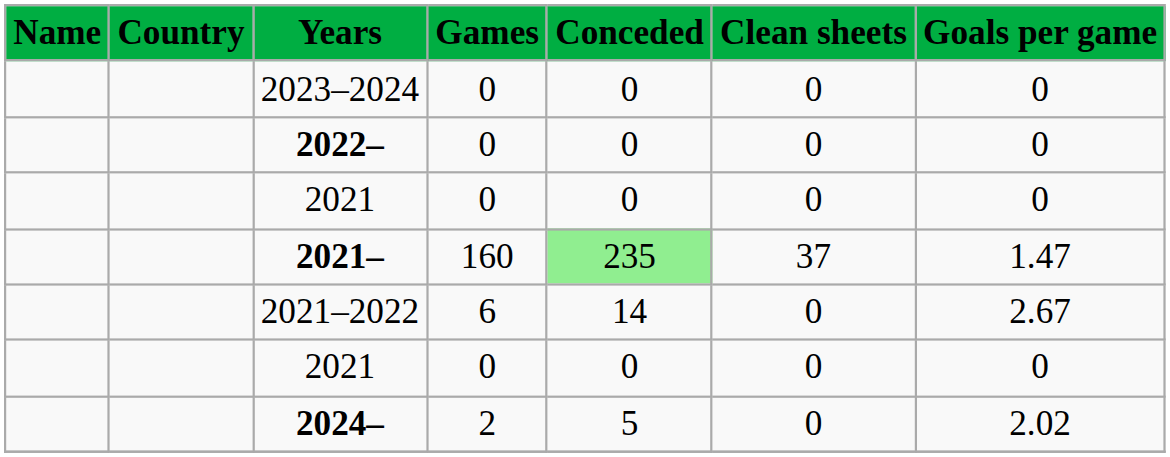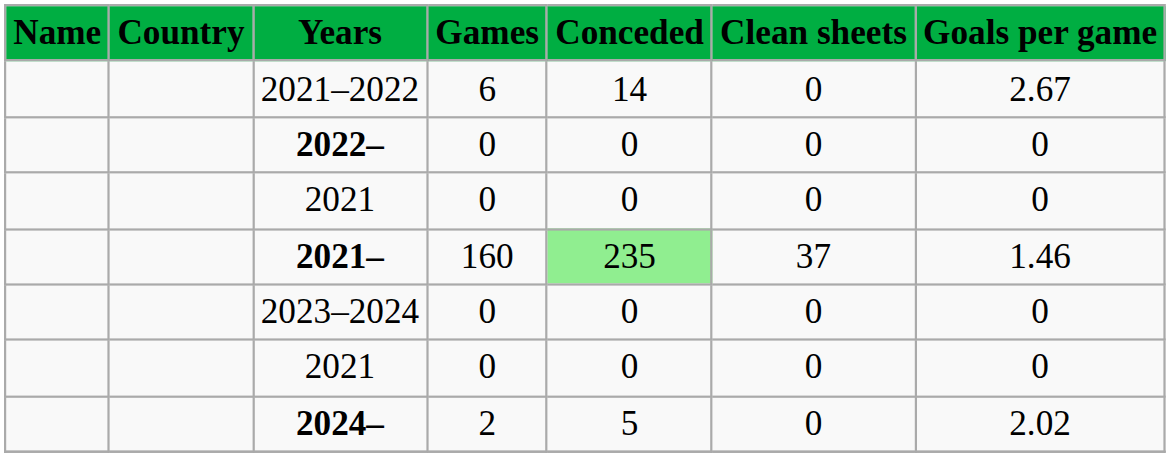rows swapped: (340, 88) <-> (340, 311)
(1040, 255) 1.47 -> (1040, 255) 1.46
